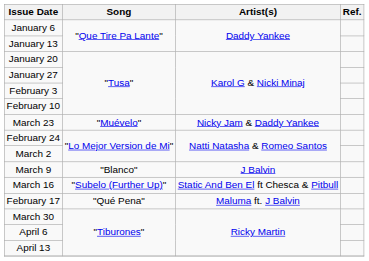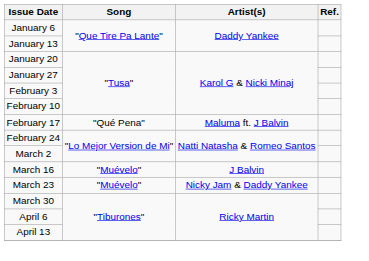rows swapped: (33, 201) <-> (33, 122)
- row: (33, 169)
(119, 185) "Subelo (Further Up)" -> (119, 169) "Muévelo"
(258, 185) Static And Ben El ft Chesca & Pitbull -> (247, 169) J Balvin
